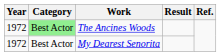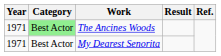(17, 28) 1972 -> (17, 28) 1971
(17, 43) 1972 -> (17, 43) 1971
